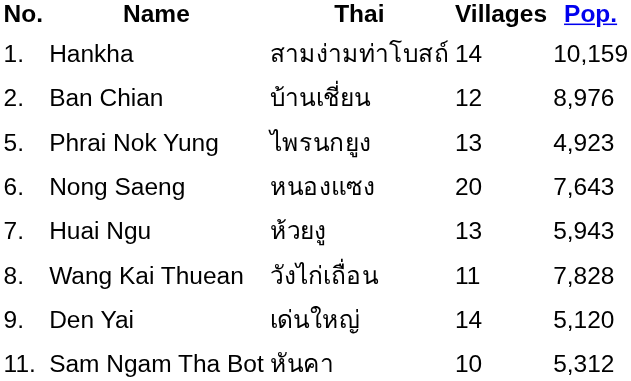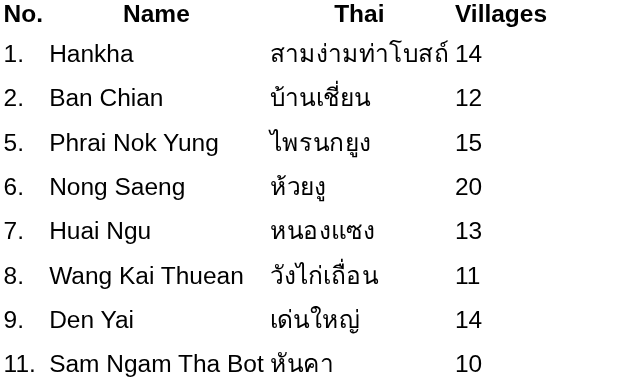- column: (591, 14)
(469, 141) 13 -> (469, 141) 15
(323, 186) หนองแซง -> (298, 186) ห้วยงู
(298, 231) ห้วยงู -> (323, 231) หนองแซง
